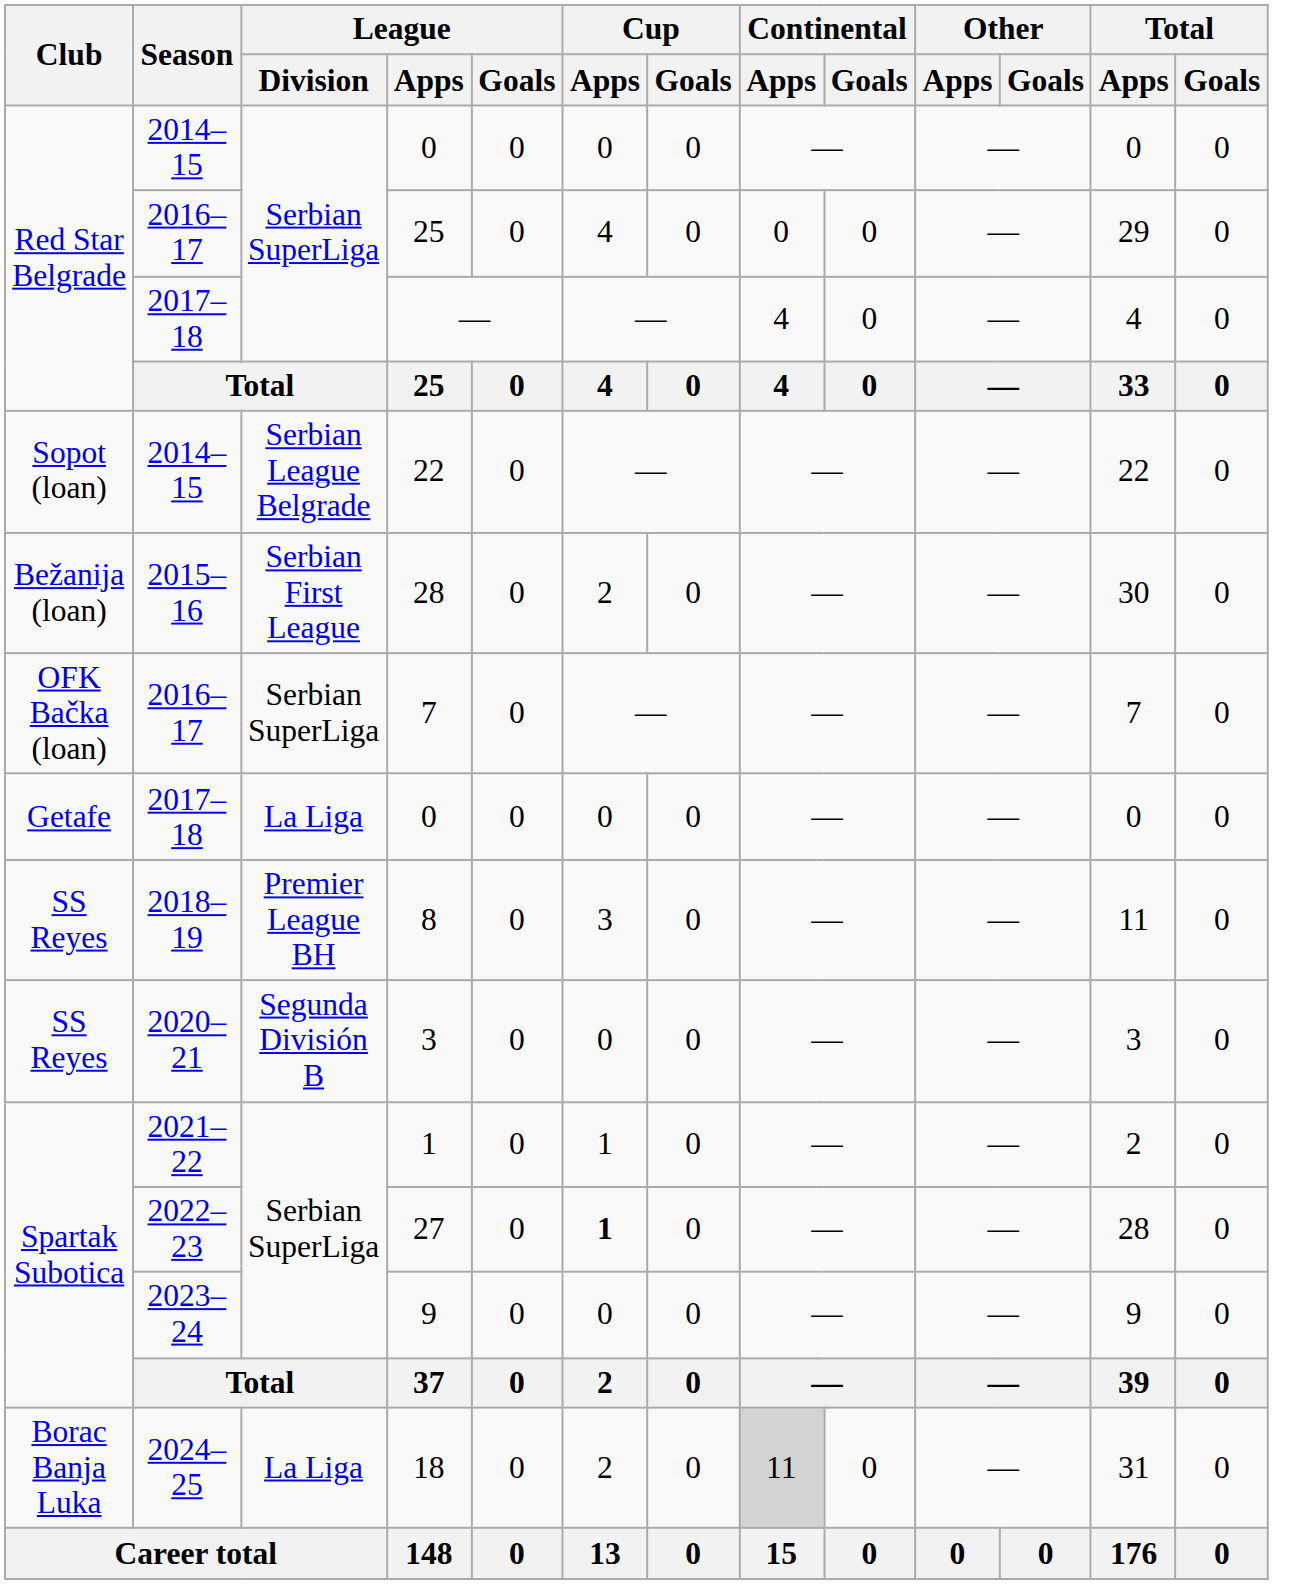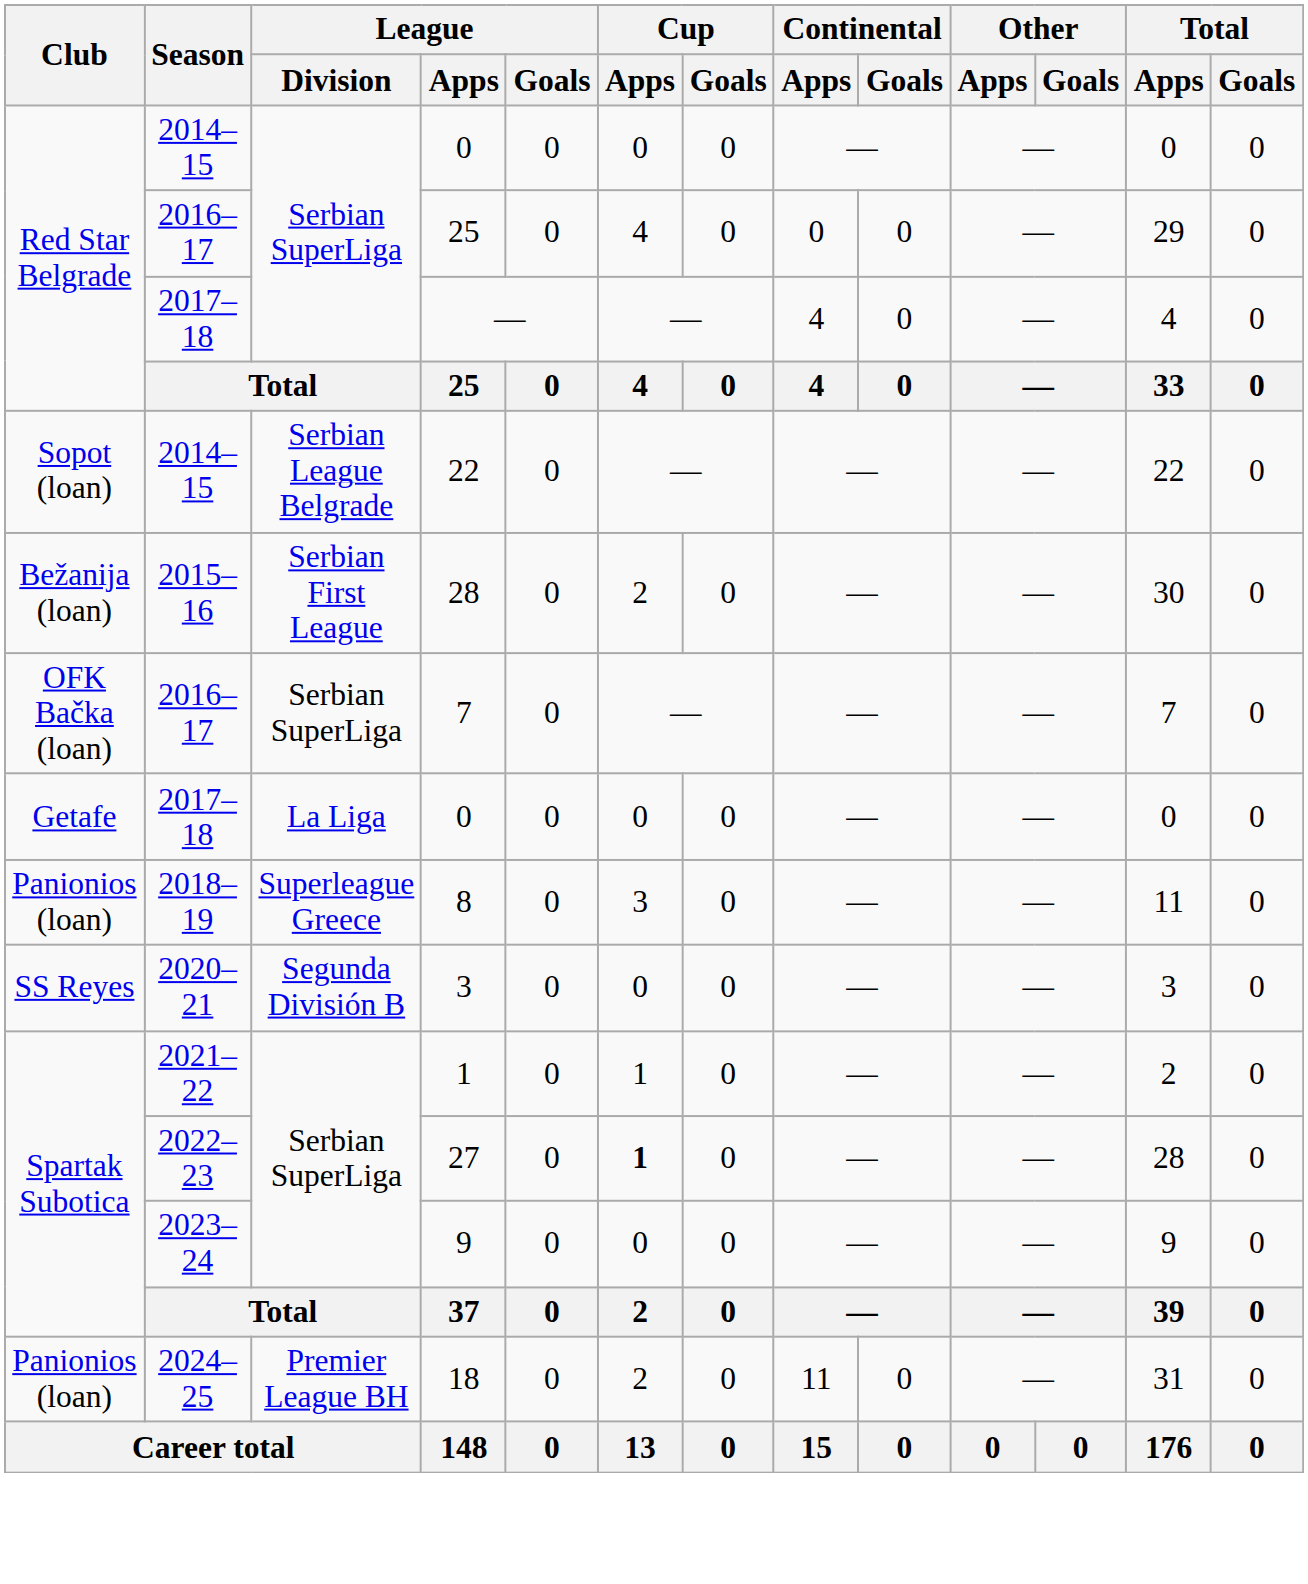(69, 919) SS Reyes -> (74, 901) Panionios (loan)
(314, 919) Premier League BH -> (336, 901) Superleague Greece
(69, 1467) Borac Banja Luka -> (74, 1378) Panionios (loan)
(314, 1467) La Liga -> (336, 1378) Premier League BH
(781, 1467) lightgrey background -> (816, 1378) no background
